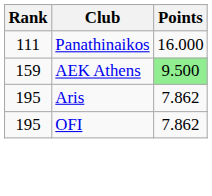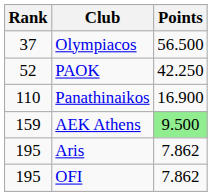+ row: (96, 44)
+ row: (77, 71)
(28, 44) 111 -> (28, 97) 110
(180, 44) 16.000 -> (180, 97) 16.900
